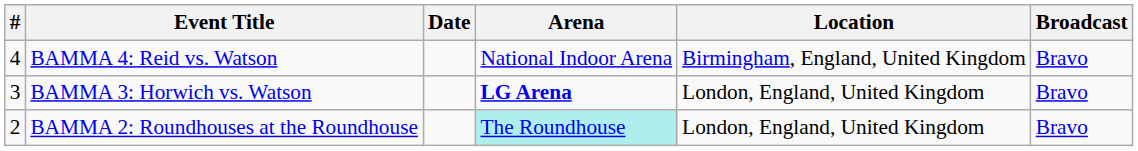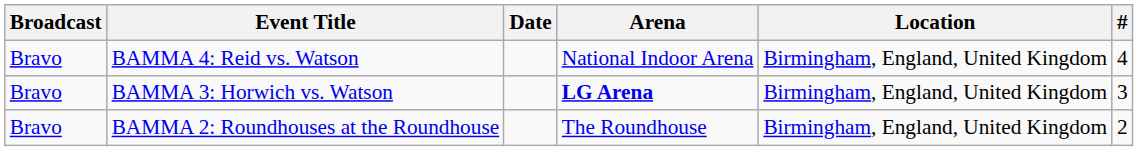columns swapped: (15, 22) <-> (1082, 22)
(833, 92) London, England, United Kingdom -> (935, 92) Birmingham, England, United Kingdom
(553, 127) paleturquoise background -> (634, 127) no background
(833, 127) London, England, United Kingdom -> (935, 127) Birmingham, England, United Kingdom
